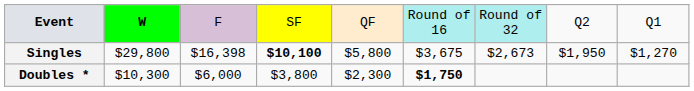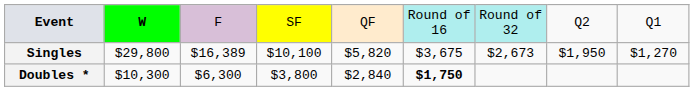(218, 53) $16,398 -> (218, 53) $16,389
(294, 53) bold -> (294, 53) normal
(368, 53) $5,800 -> (368, 53) $5,820
(218, 75) $6,000 -> (218, 75) $6,300
(368, 75) $2,300 -> (368, 75) $2,840
